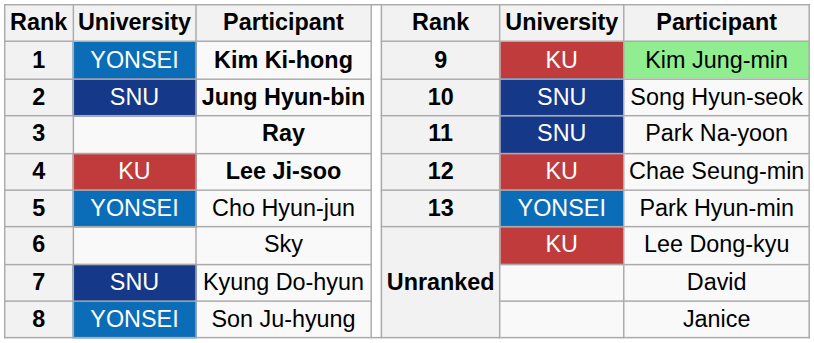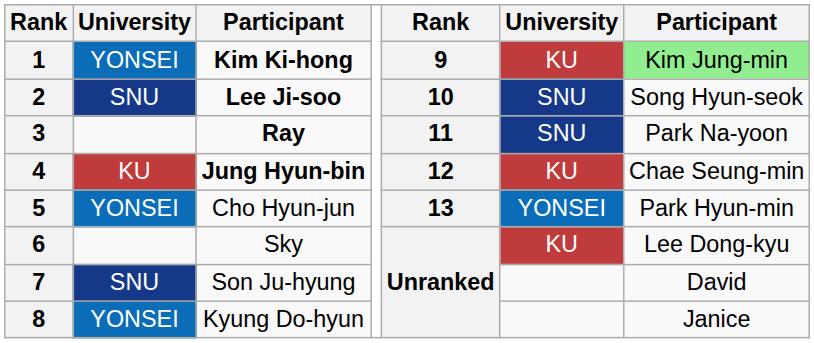(283, 97) Jung Hyun-bin -> (283, 97) Lee Ji-soo
(283, 171) Lee Ji-soo -> (283, 171) Jung Hyun-bin
(283, 282) Kyung Do-hyun -> (283, 282) Son Ju-hyung
(283, 319) Son Ju-hyung -> (283, 319) Kyung Do-hyun
